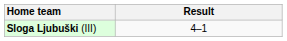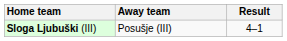+ column: (144, 12)
